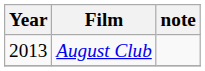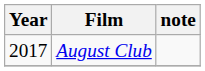(28, 50) 2013 -> (28, 50) 2017
